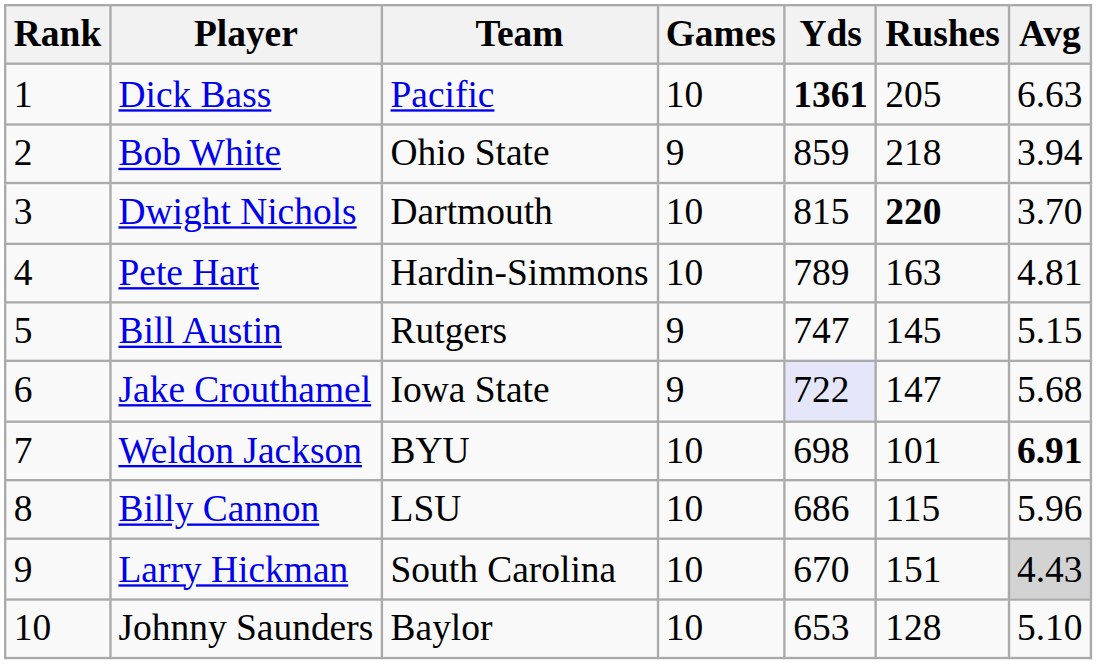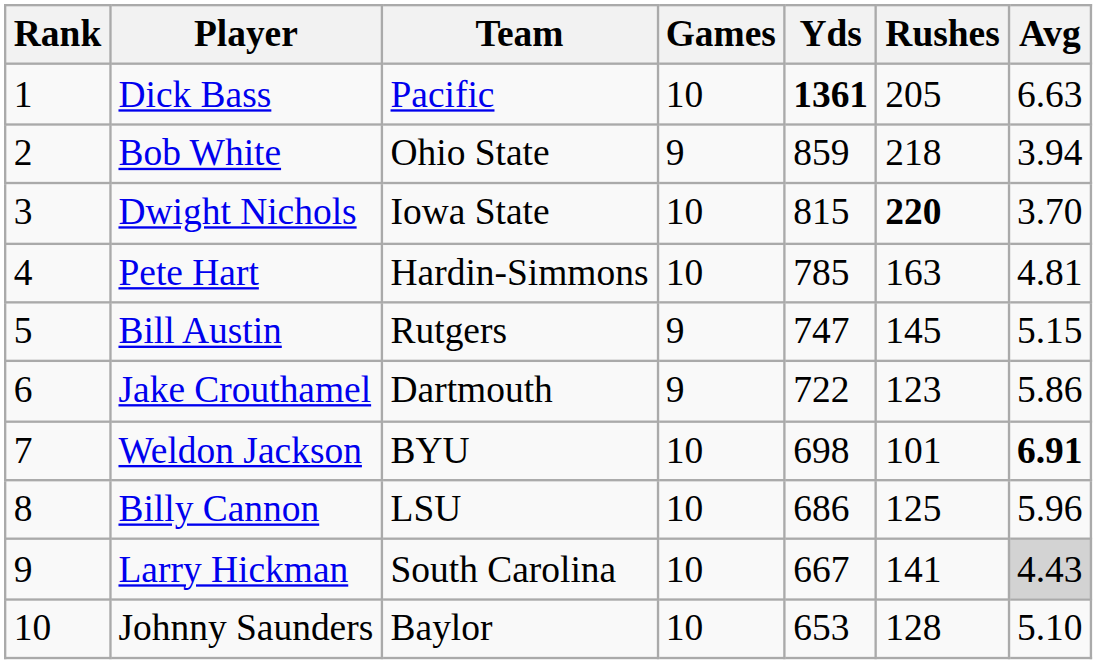(472, 212) Dartmouth -> (470, 212) Iowa State
(821, 271) 789 -> (821, 271) 785
(470, 390) Iowa State -> (472, 390) Dartmouth
(821, 390) lavender background -> (821, 390) no background
(913, 390) 147 -> (913, 390) 123
(1050, 390) 5.68 -> (1050, 390) 5.86
(913, 509) 115 -> (913, 509) 125
(821, 568) 670 -> (821, 568) 667
(913, 568) 151 -> (913, 568) 141
